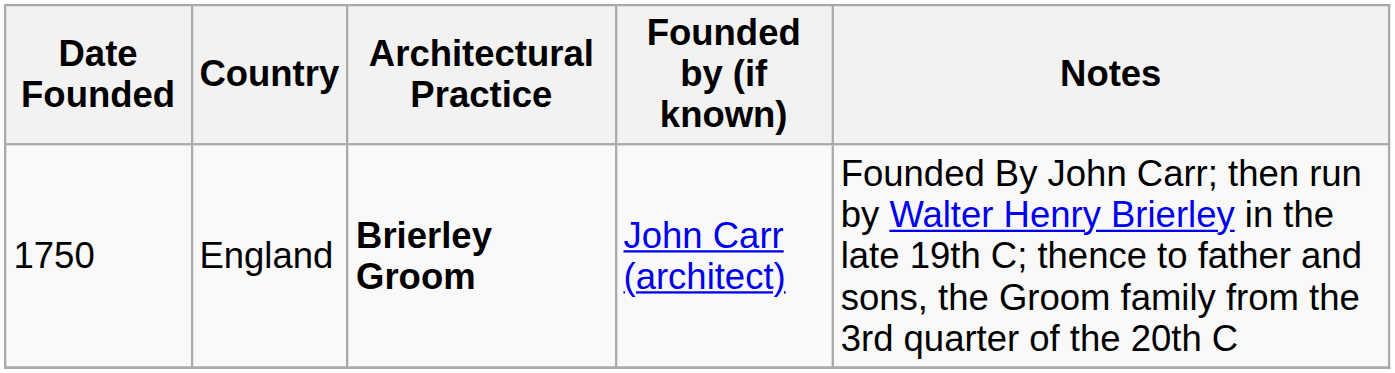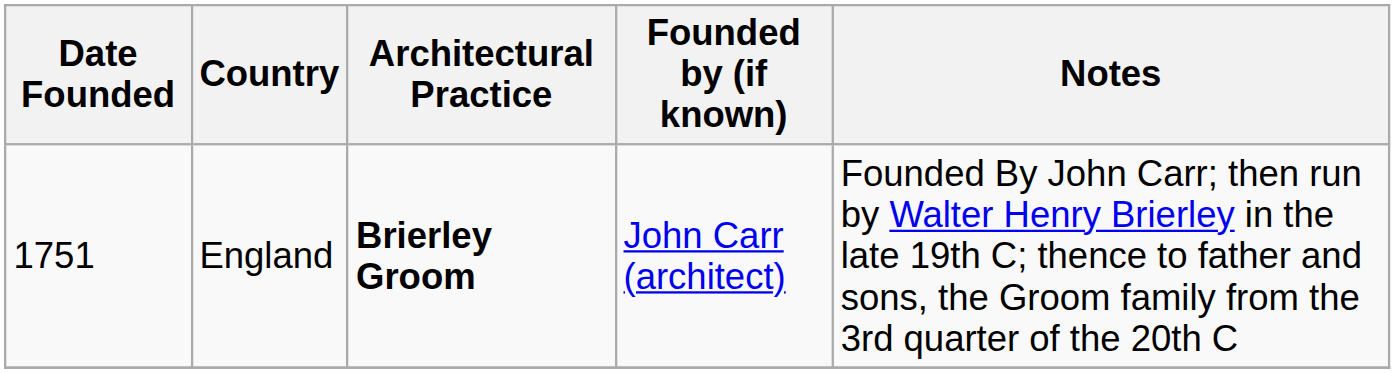(54, 255) 1750 -> (54, 255) 1751
